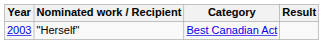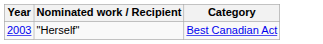- column: (299, 13)
